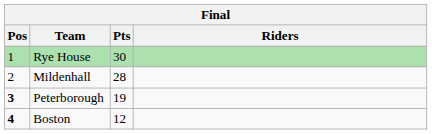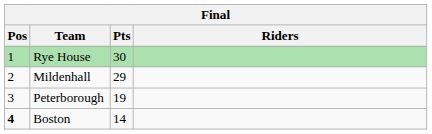(120, 77) 28 -> (120, 77) 29
(11, 98) bold -> (11, 98) normal
(120, 118) 12 -> (120, 118) 14
